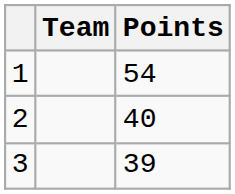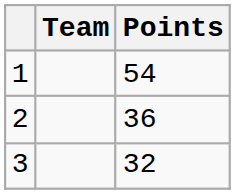(140, 119) 40 -> (140, 119) 36
(140, 165) 39 -> (140, 165) 32
